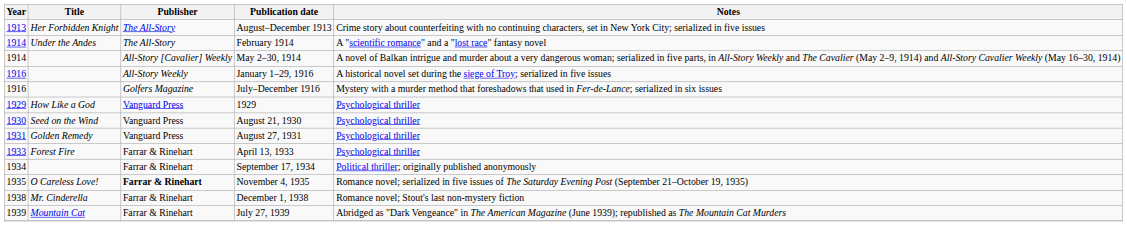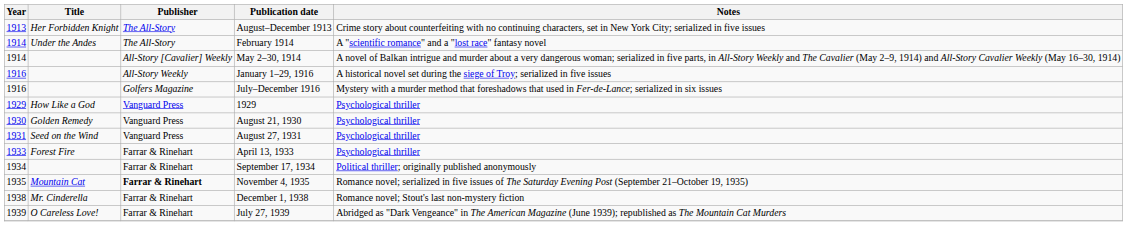(64, 120) Seed on the Wind -> (62, 120) Golden Remedy
(62, 136) Golden Remedy -> (64, 136) Seed on the Wind
(65, 182) O Careless Love! -> (58, 182) Mountain Cat
(58, 213) Mountain Cat -> (65, 213) O Careless Love!
